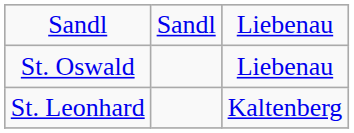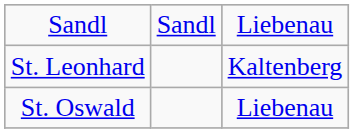rows swapped: (78, 66) <-> (78, 107)
